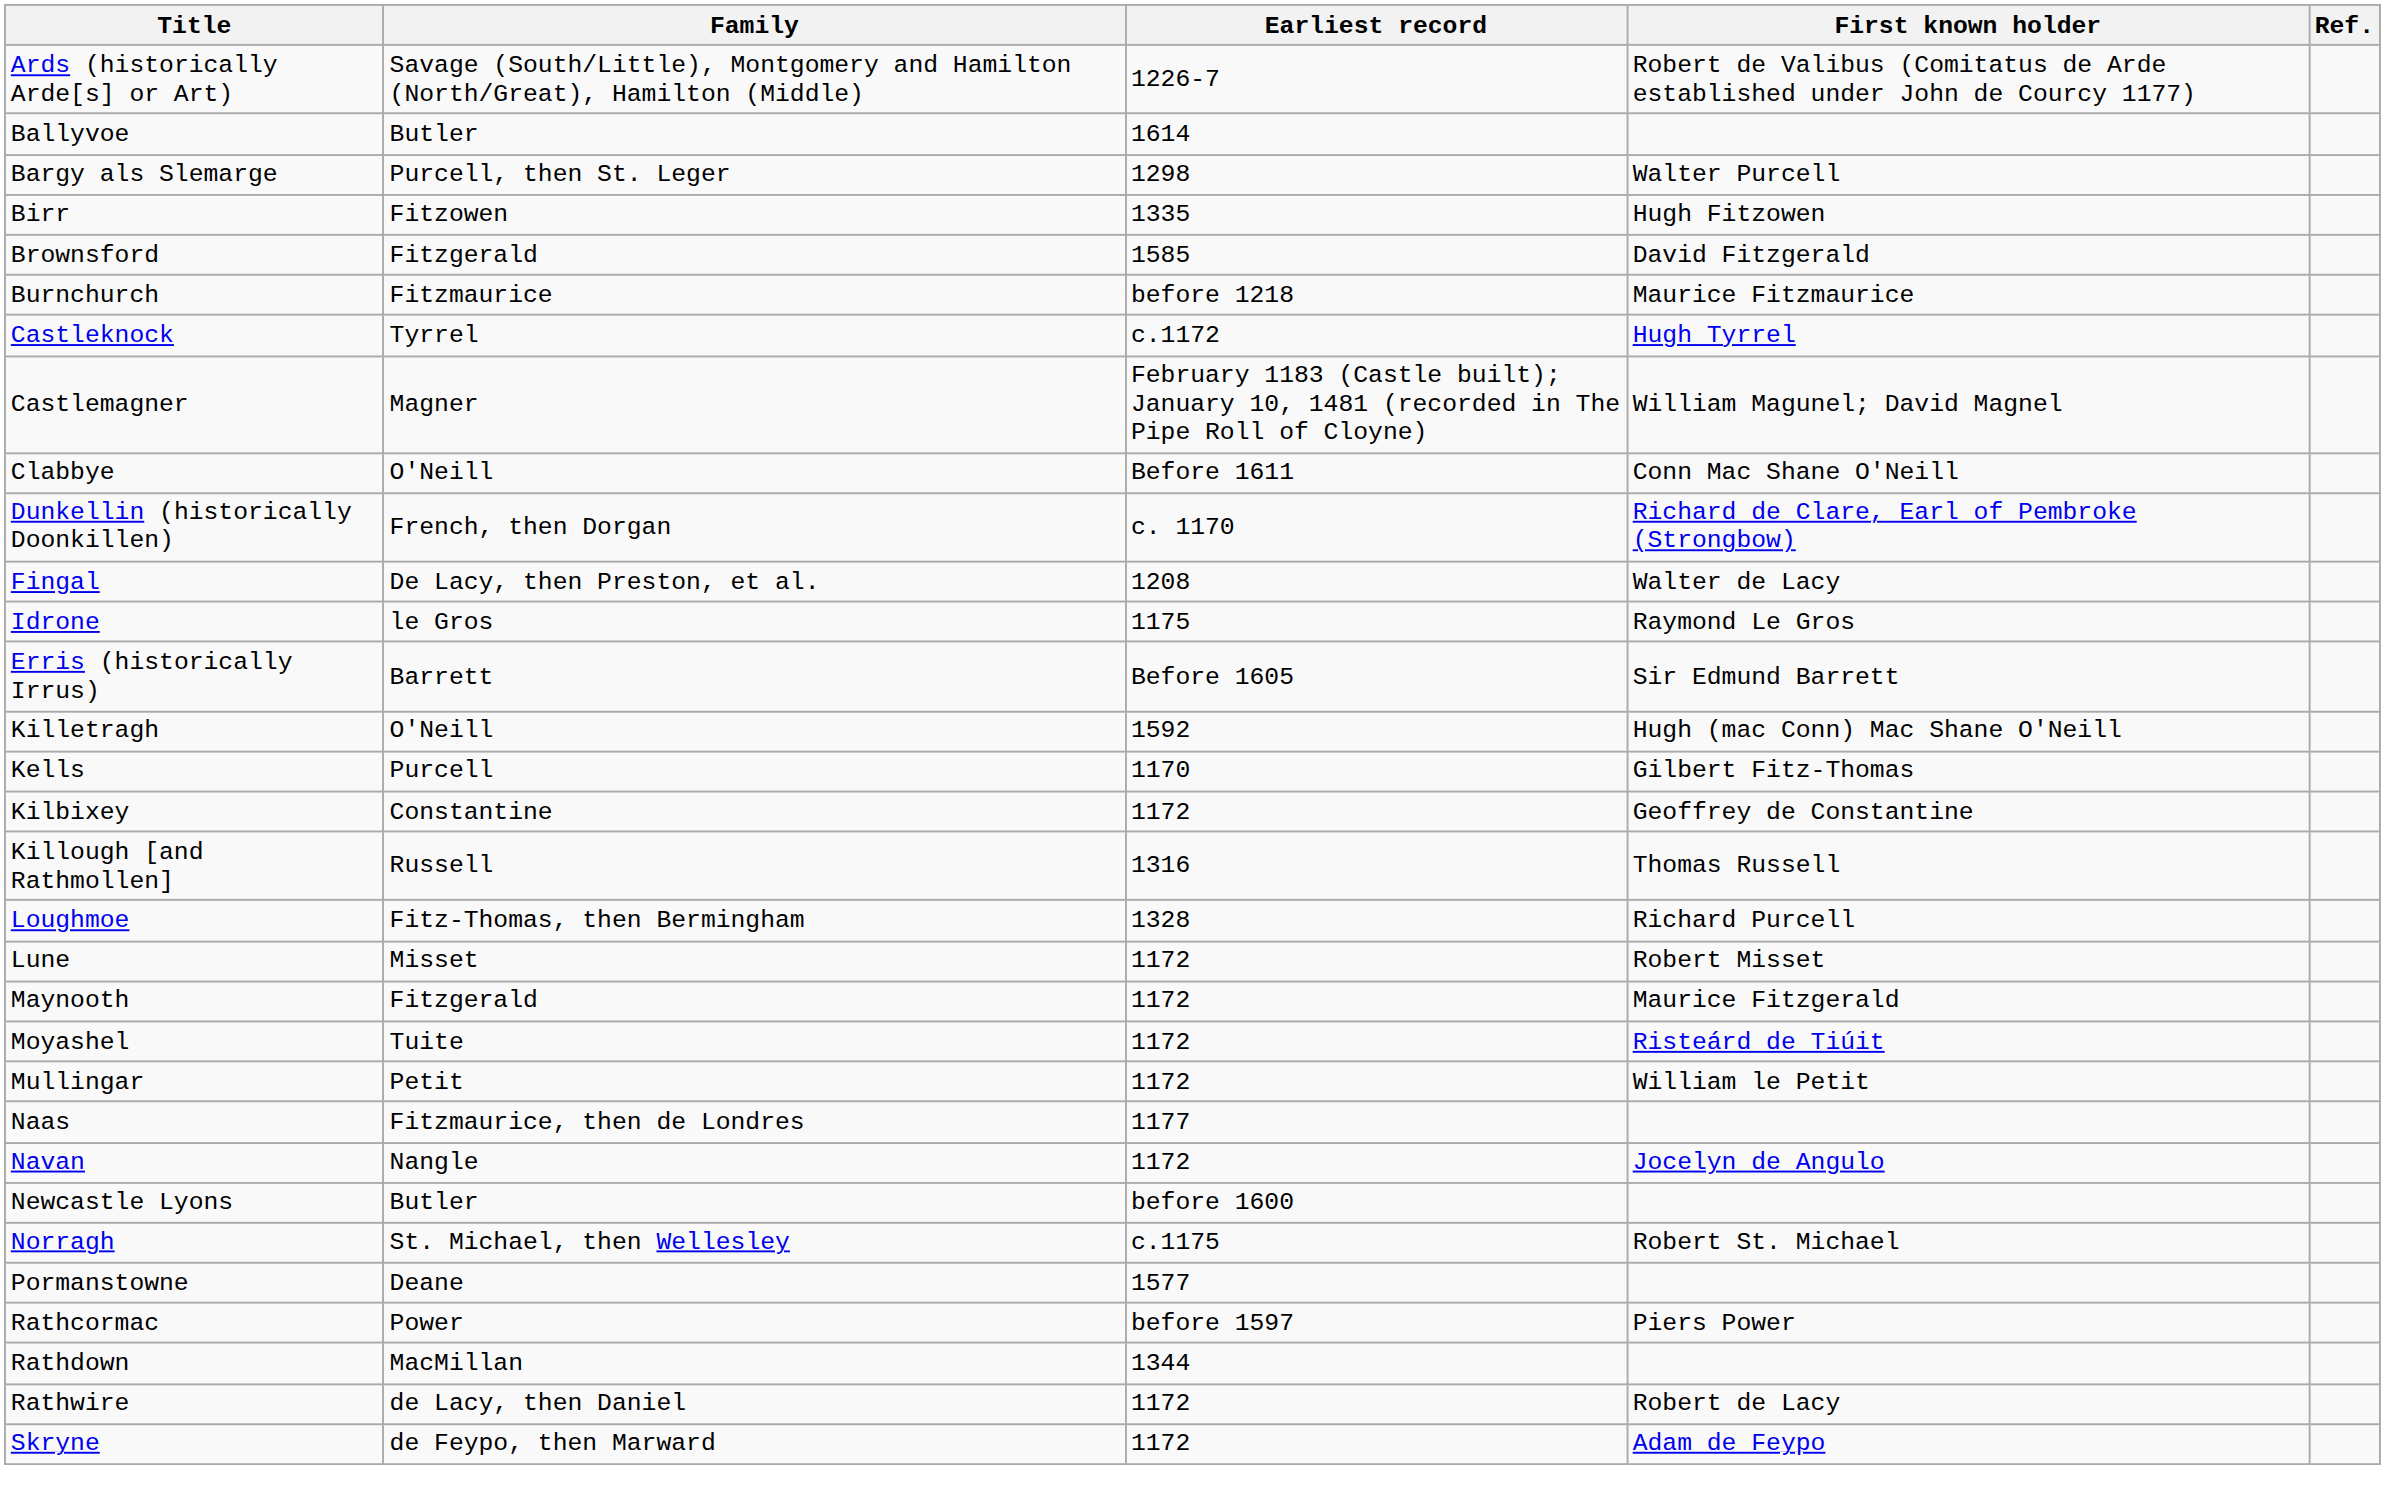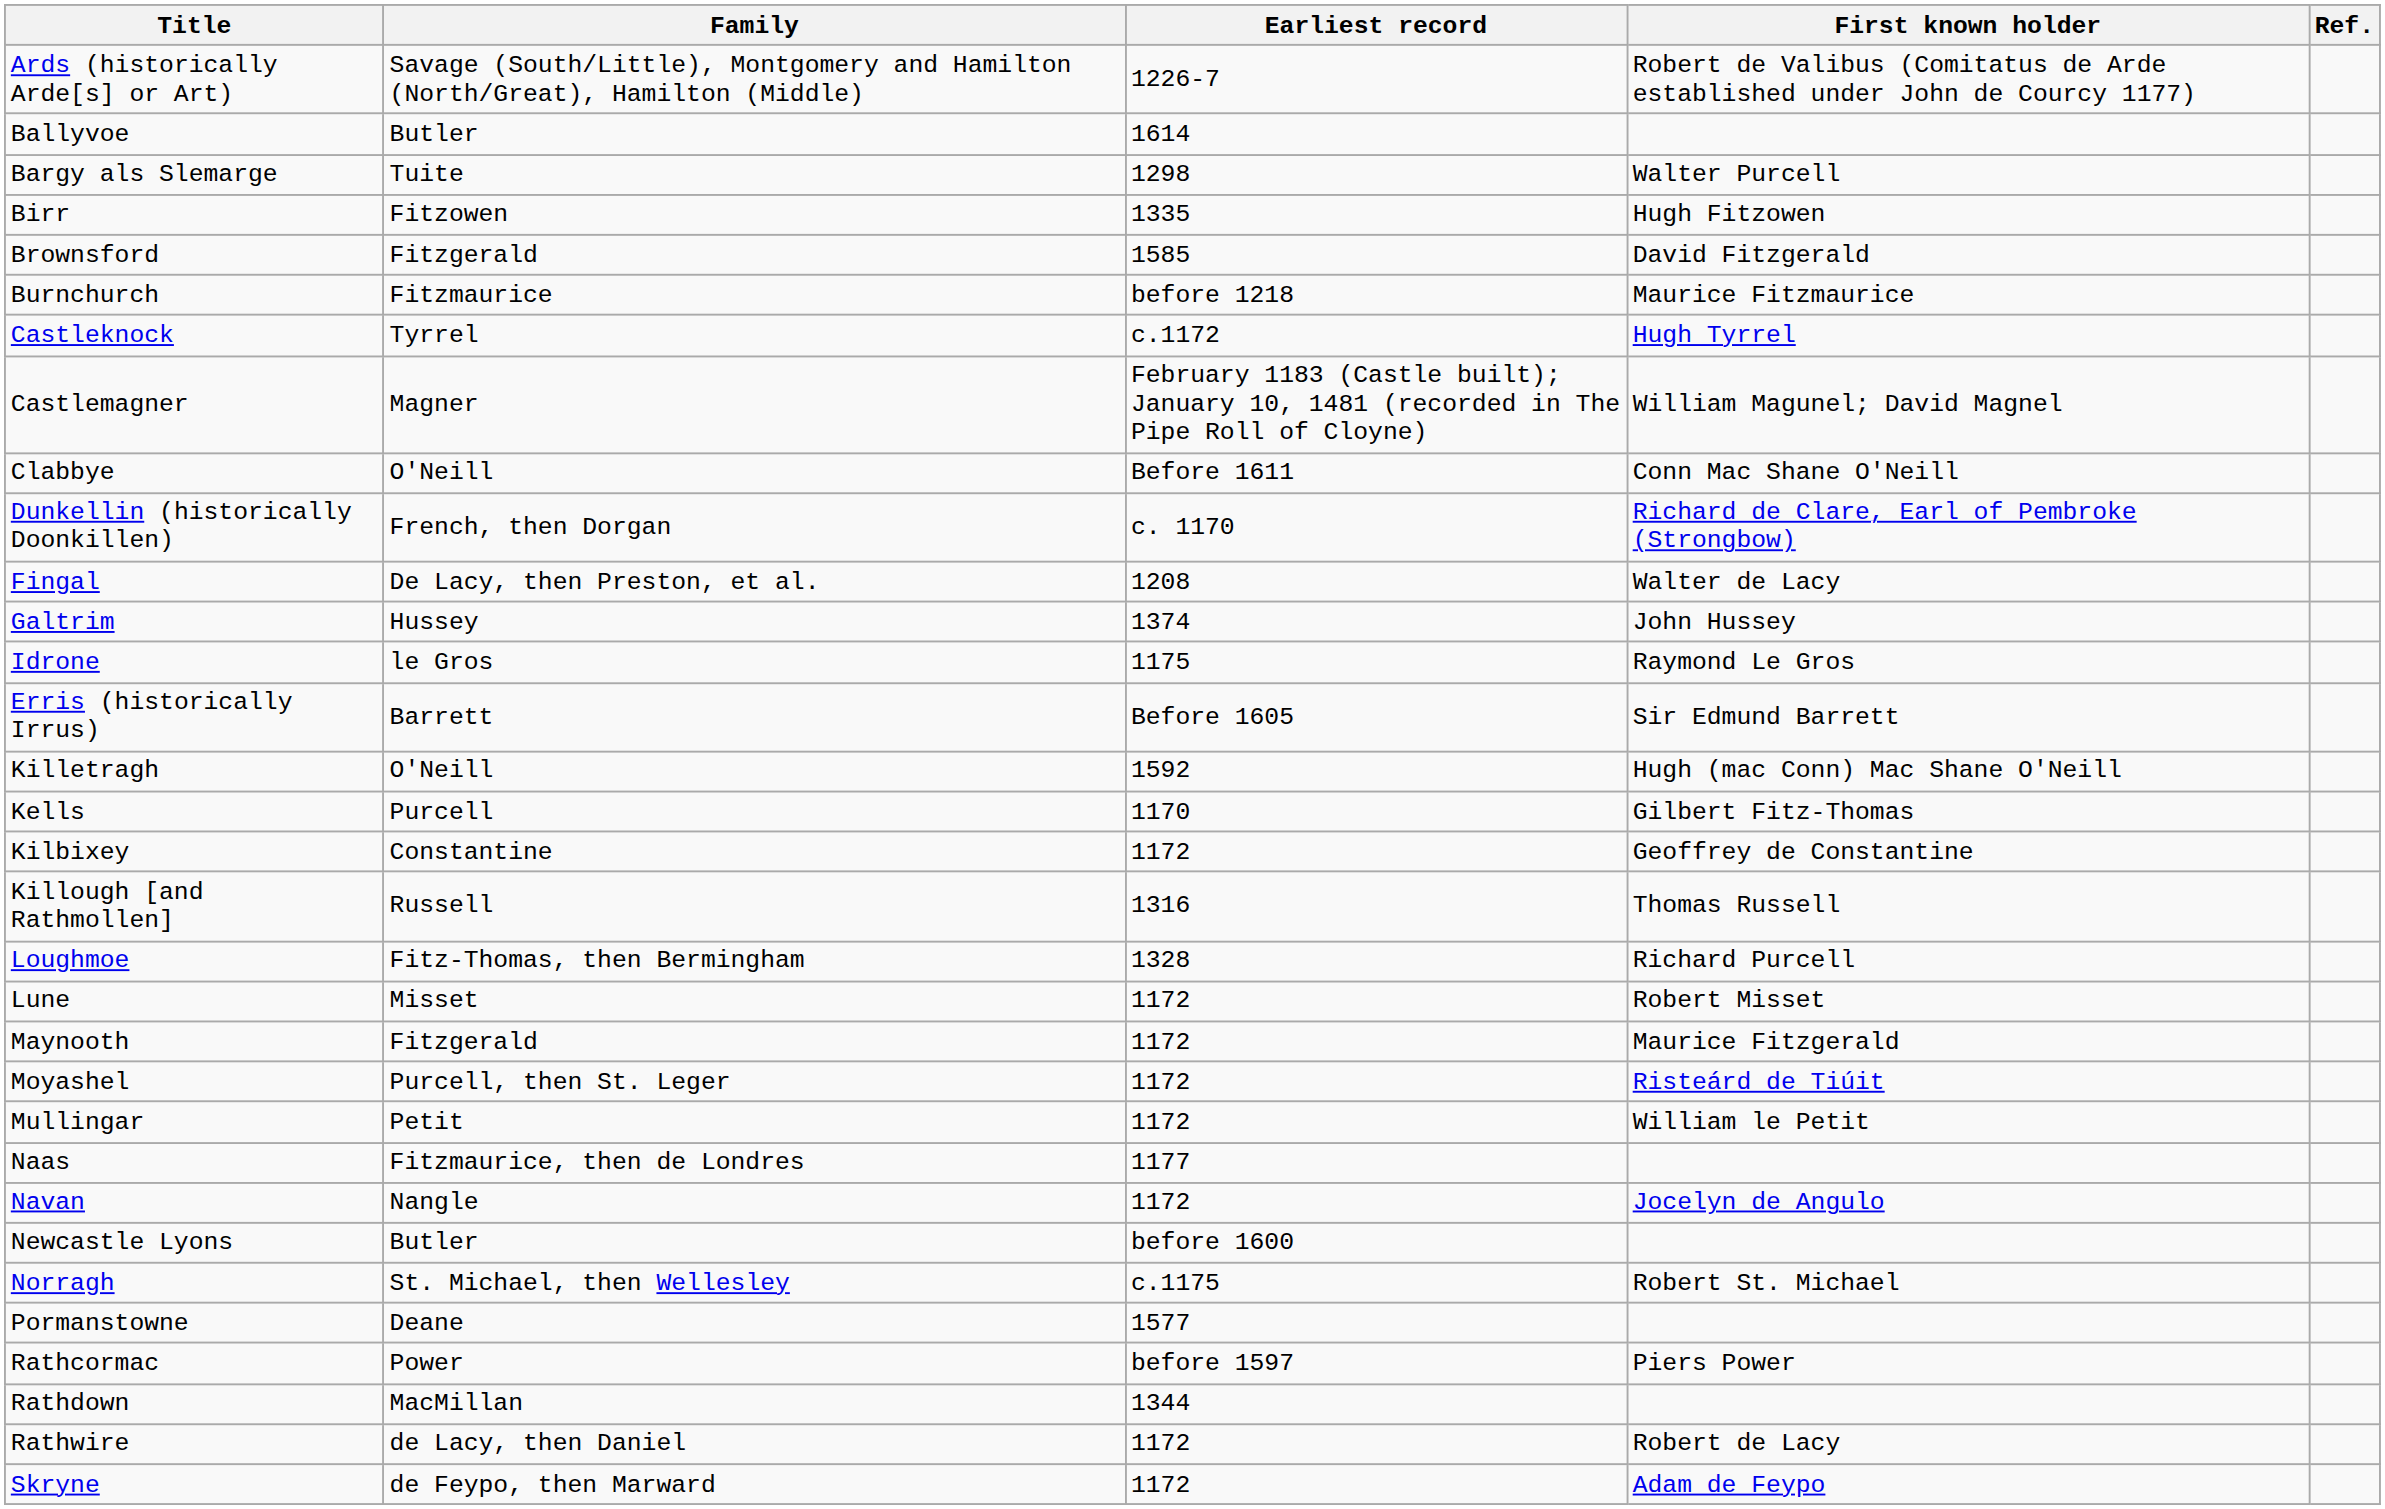(560, 174) Purcell, then St. Leger -> (427, 174) Tuite
+ row: (63, 622)
(427, 1041) Tuite -> (560, 1082) Purcell, then St. Leger
